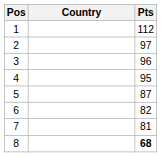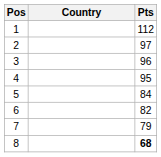(146, 95) 87 -> (146, 95) 84
(146, 127) 81 -> (146, 127) 79
